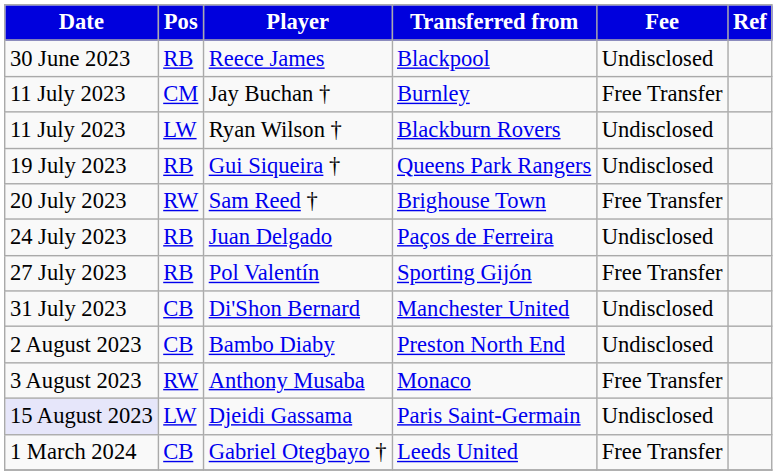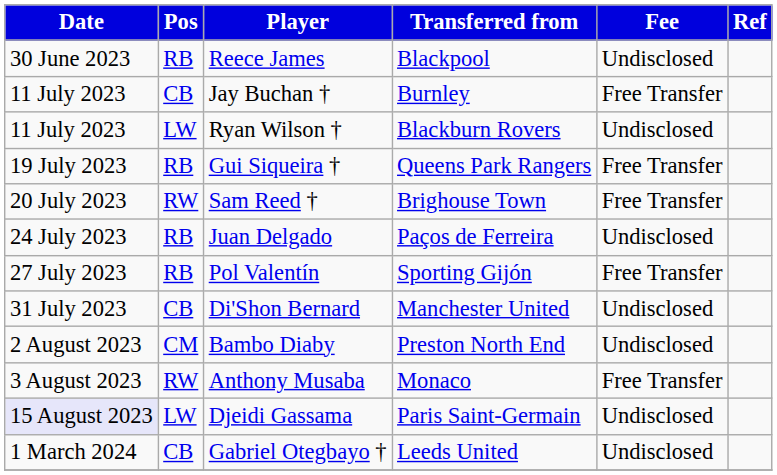(181, 93) CM -> (178, 93) CB
(657, 165) Undisclosed -> (662, 165) Free Transfer
(178, 344) CB -> (181, 344) CM
(662, 451) Free Transfer -> (657, 451) Undisclosed
